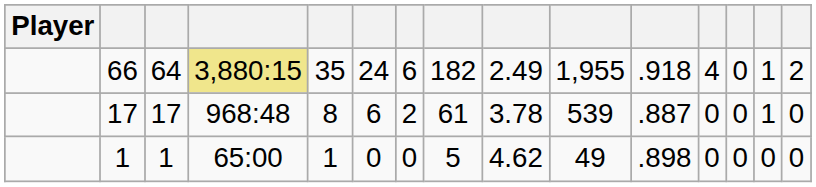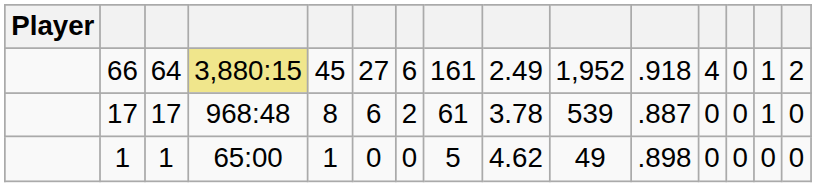(330, 70) 35 -> (330, 70) 45
(374, 70) 24 -> (374, 70) 27
(453, 70) 182 -> (453, 70) 161
(590, 70) 1,955 -> (590, 70) 1,952
